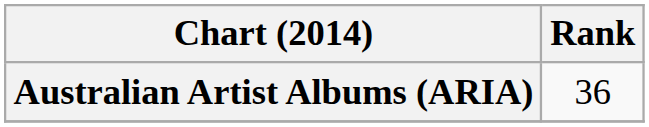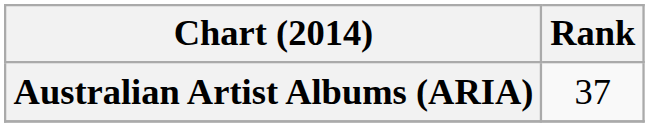(593, 91) 36 -> (593, 91) 37
